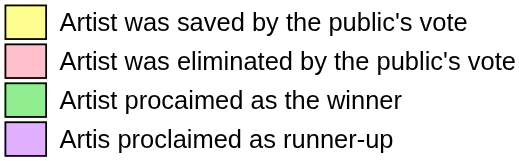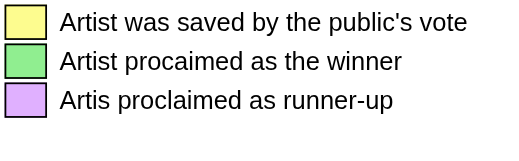- row: (284, 61)
